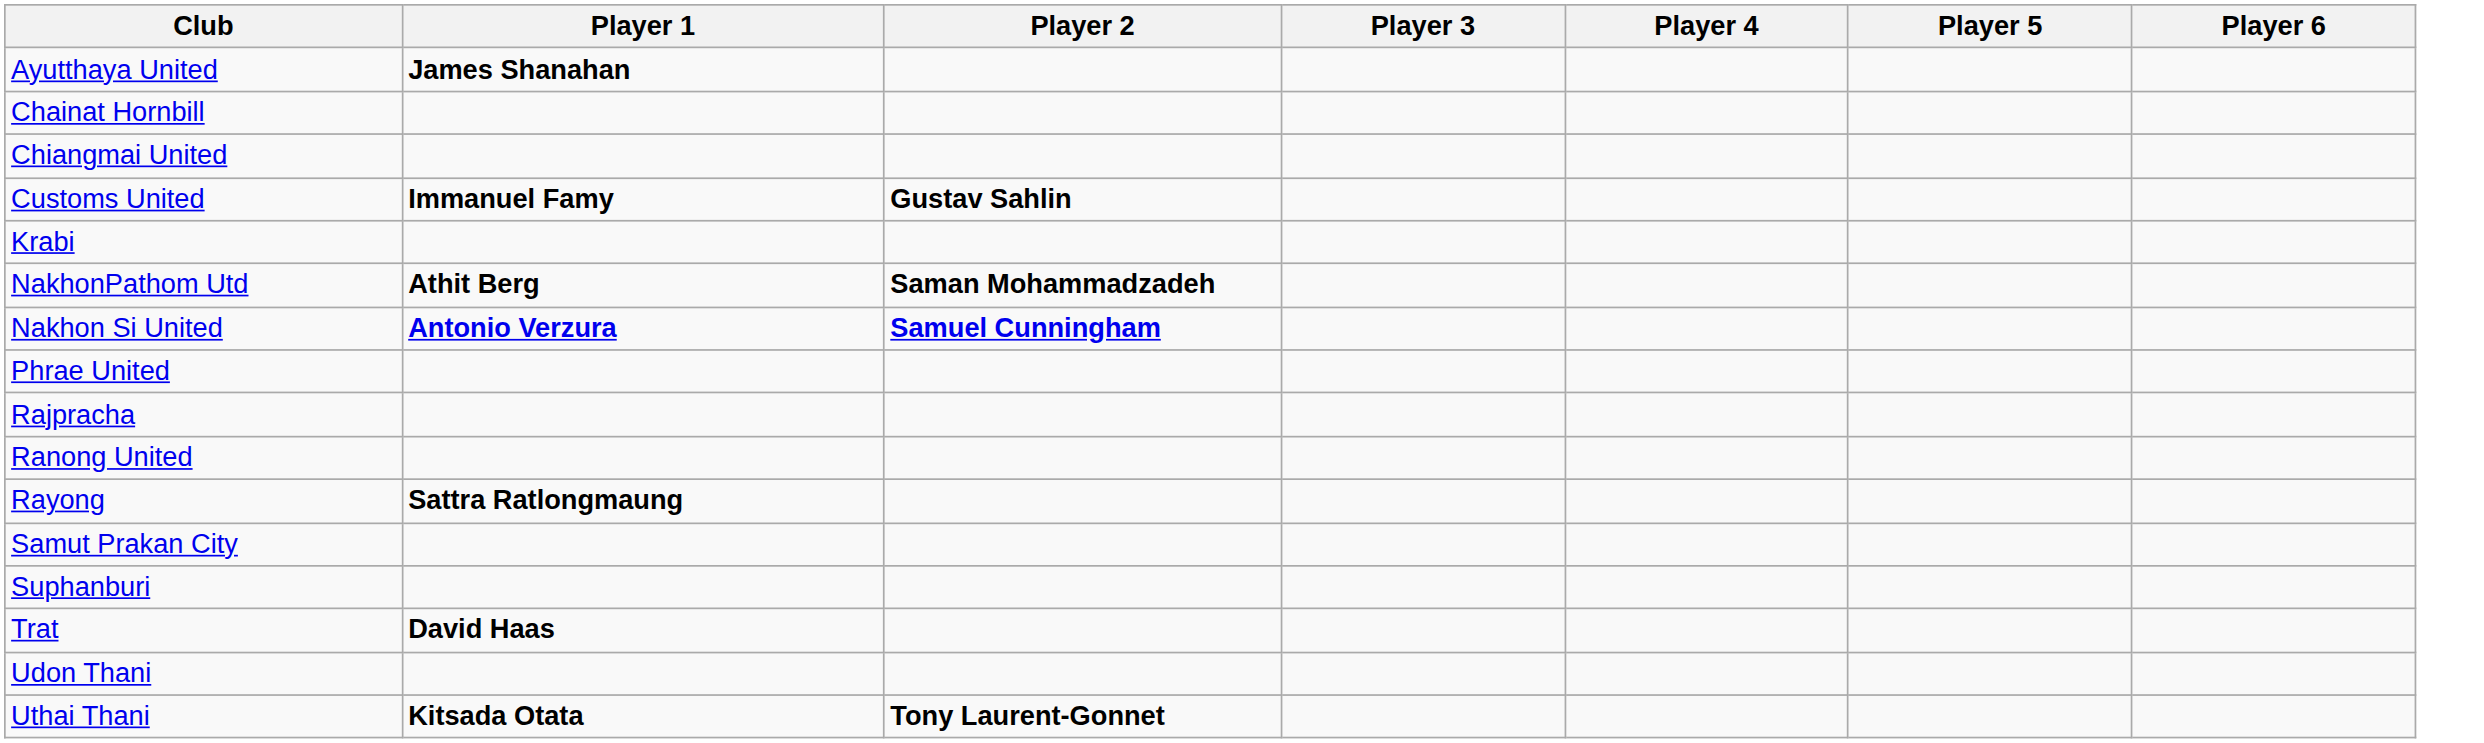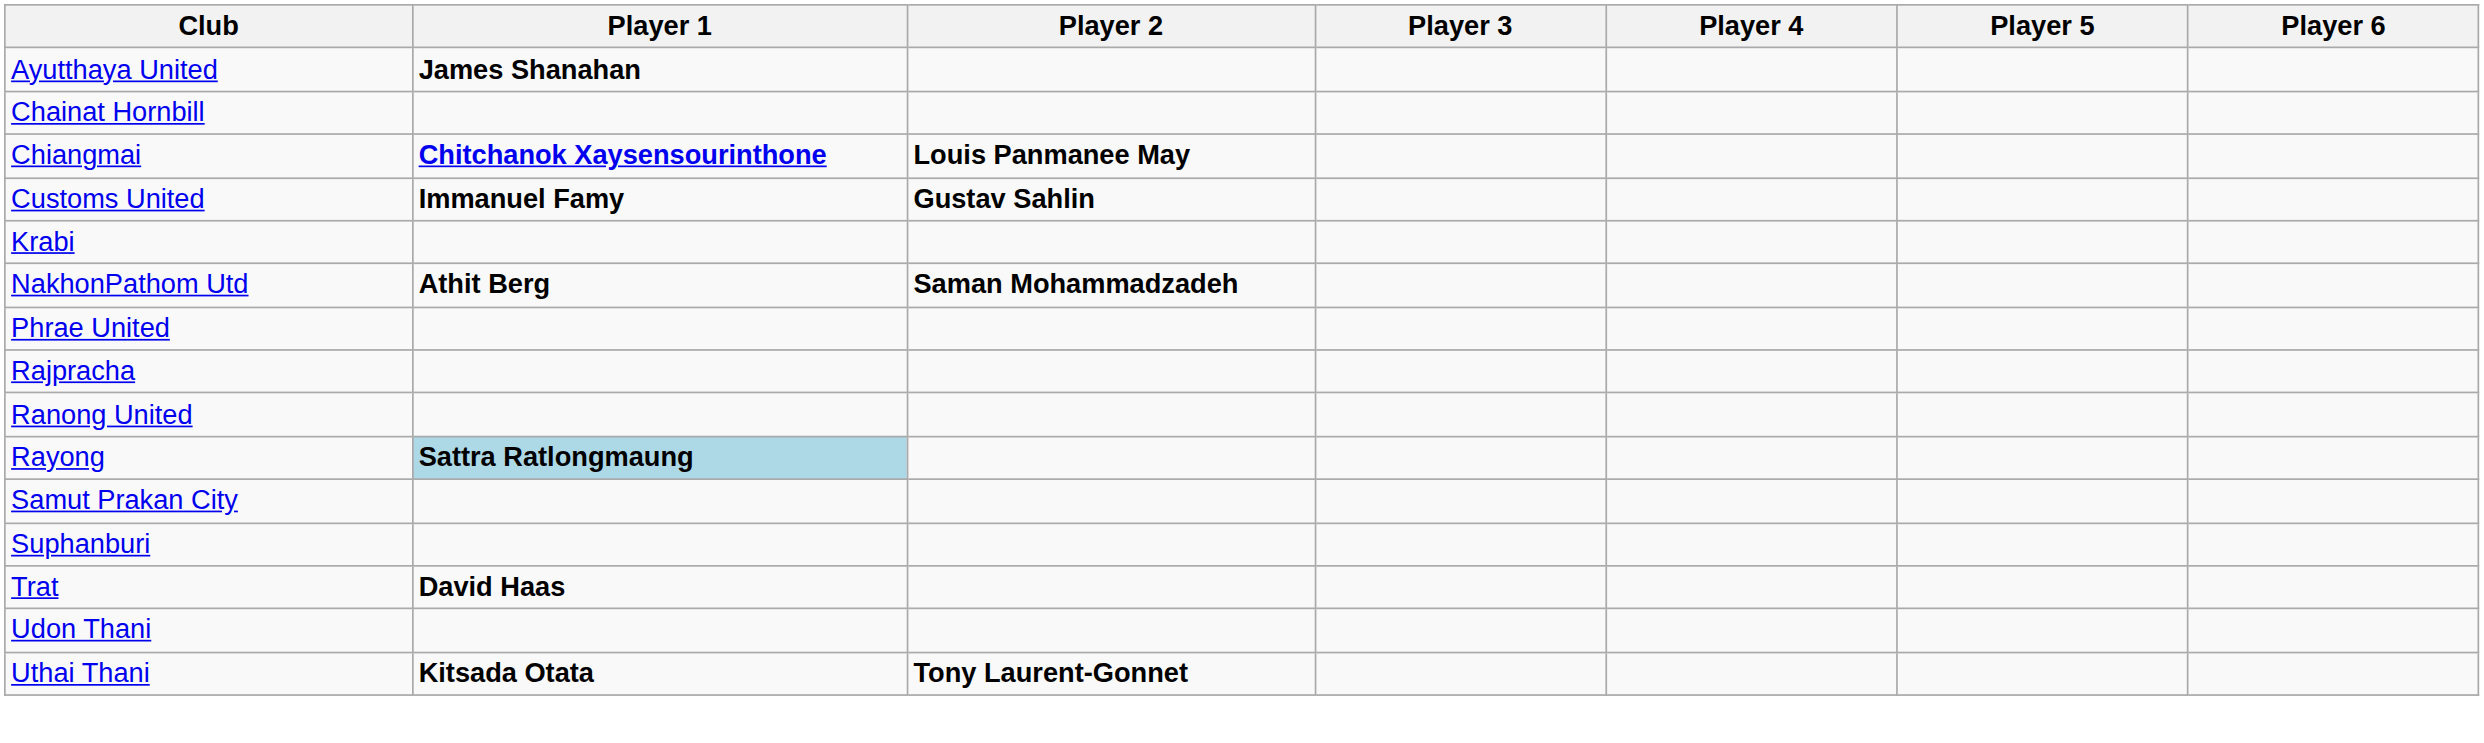+ row: (76, 155)
- row: (119, 155)
- row: (117, 328)
(546, 500) no background -> (556, 457) lightblue background
